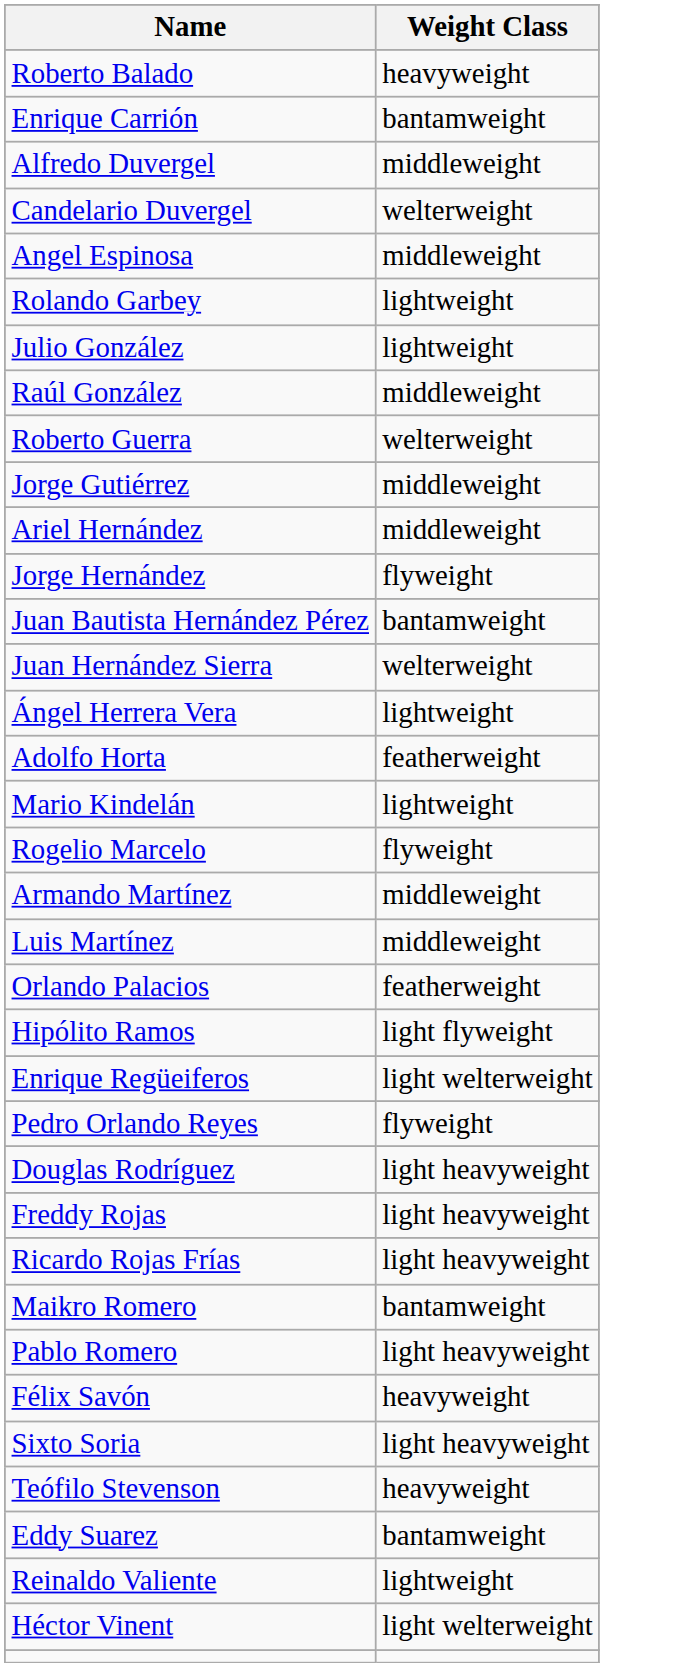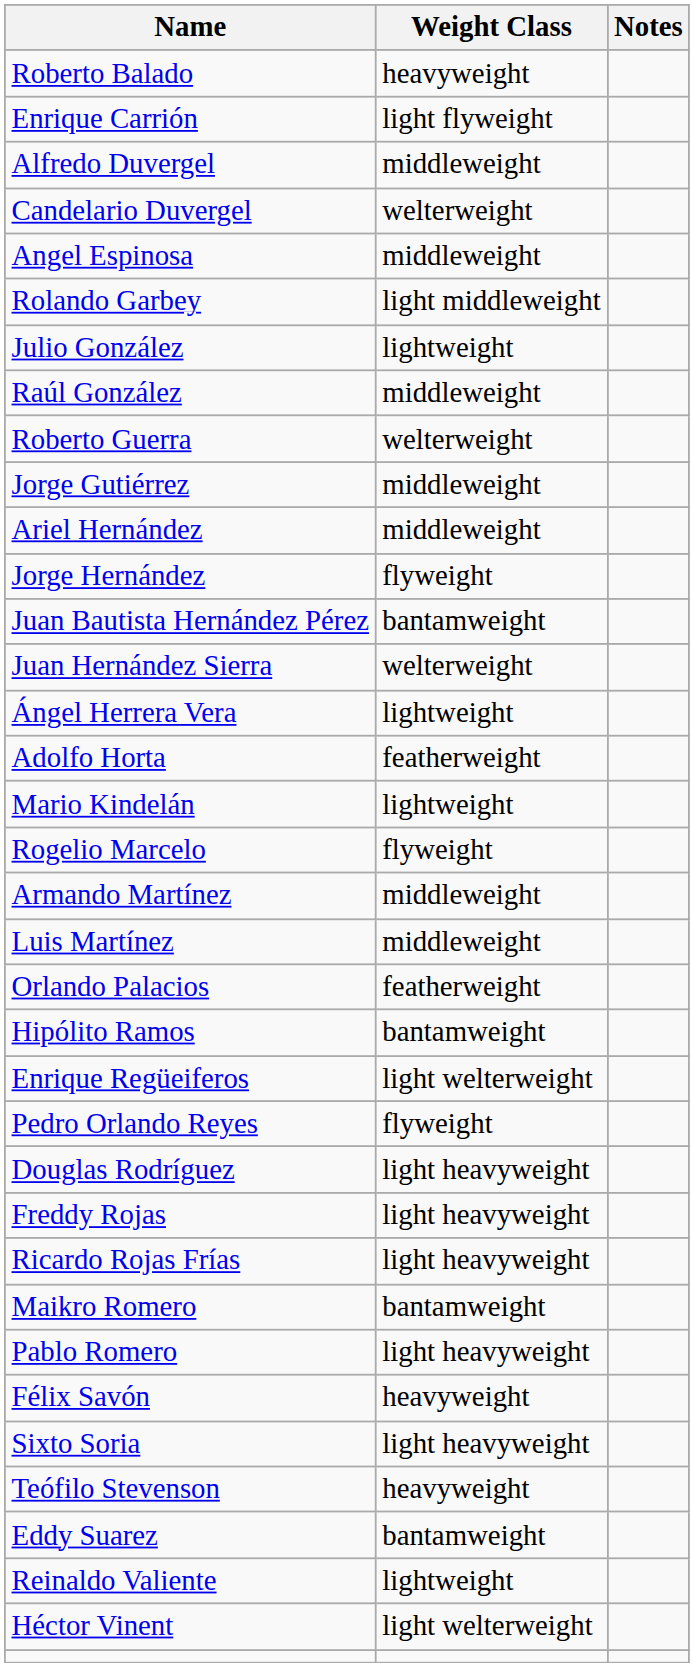+ column: (648, 27)
(464, 118) bantamweight -> (467, 118) light flyweight
(448, 301) lightweight -> (491, 301) light middleweight
(467, 1032) light flyweight -> (464, 1032) bantamweight
